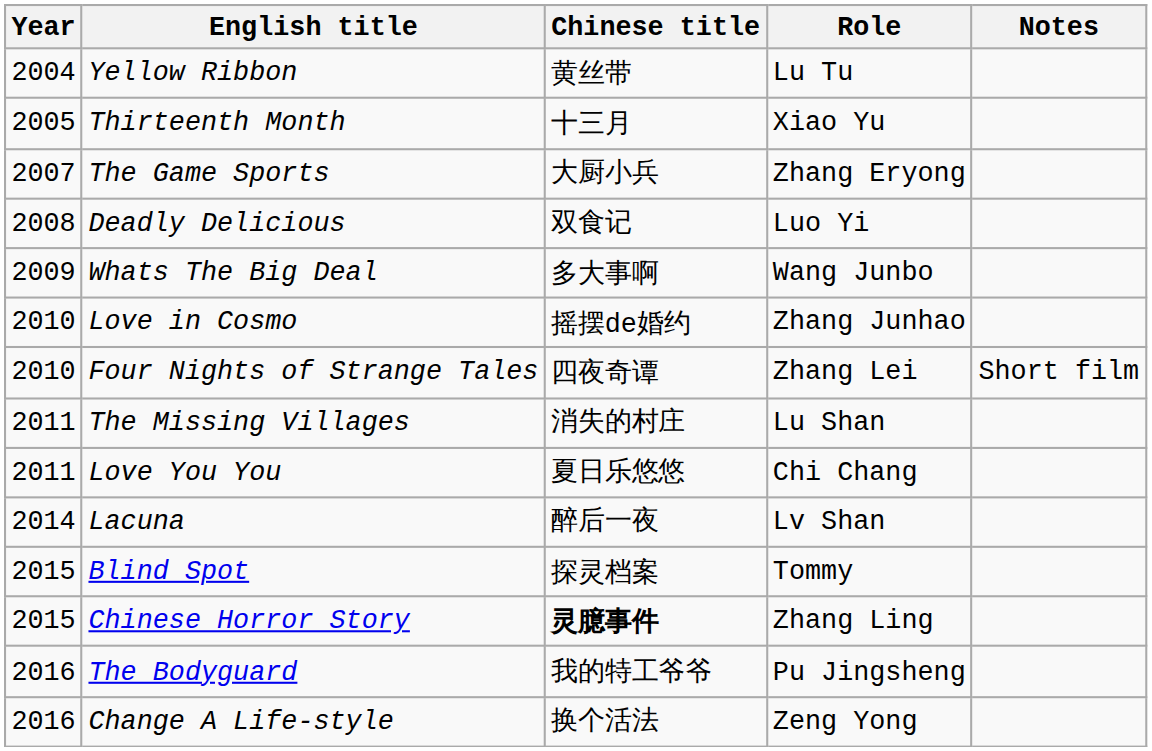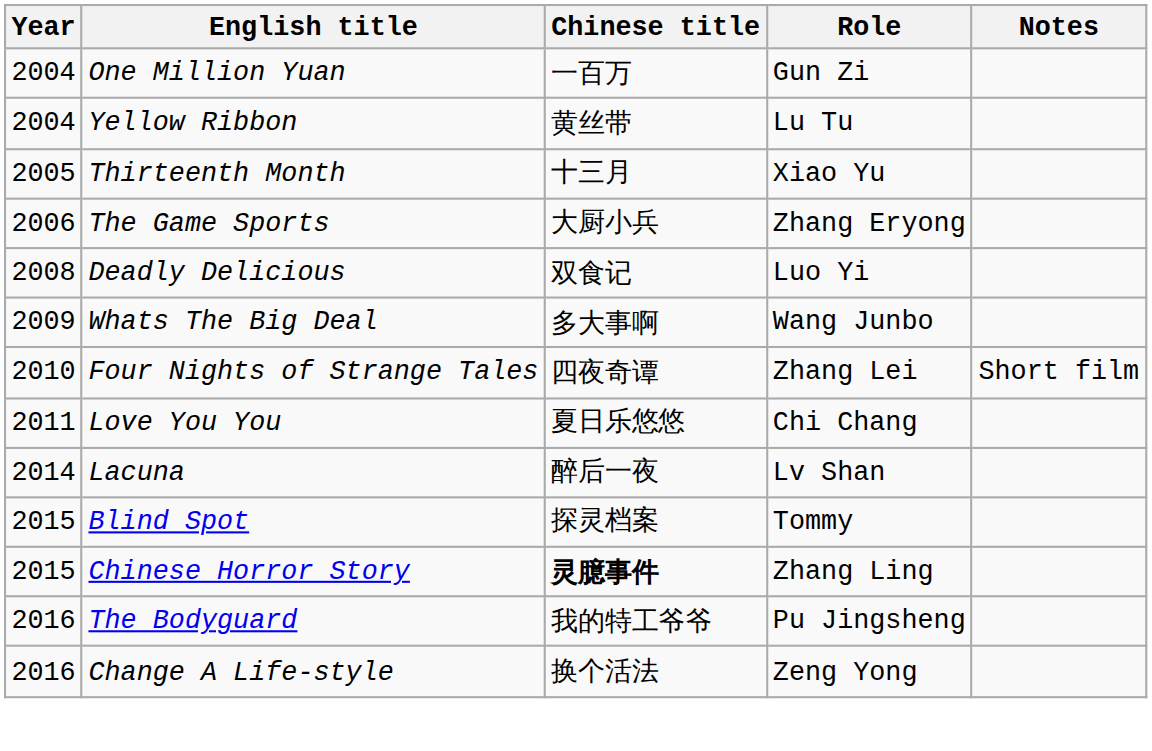+ row: (217, 74)
(44, 173) 2007 -> (44, 223) 2006
- row: (193, 323)
- row: (249, 422)
